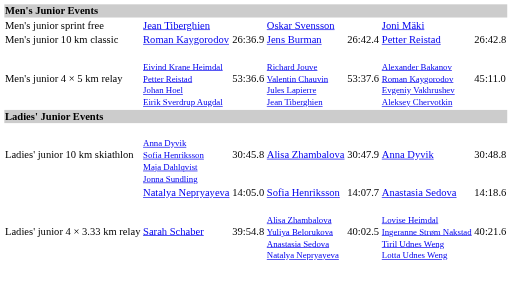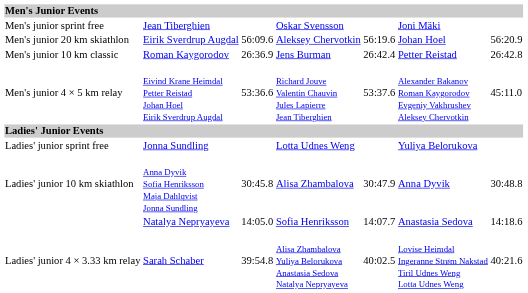+ row: (67, 40)
+ row: (57, 145)
